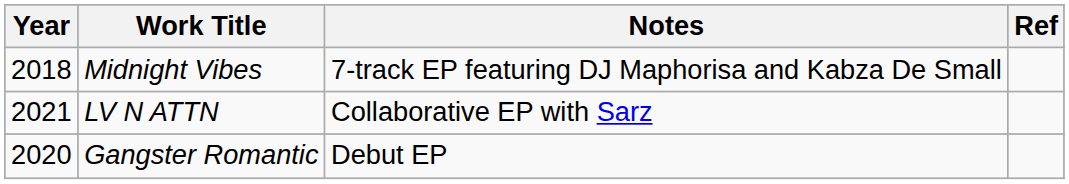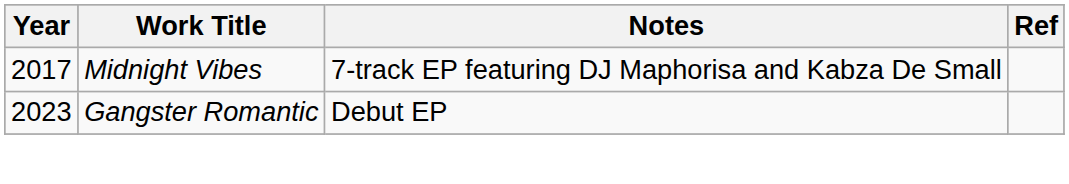(41, 69) 2018 -> (41, 69) 2017
- row: (151, 112)
(41, 155) 2020 -> (41, 112) 2023
